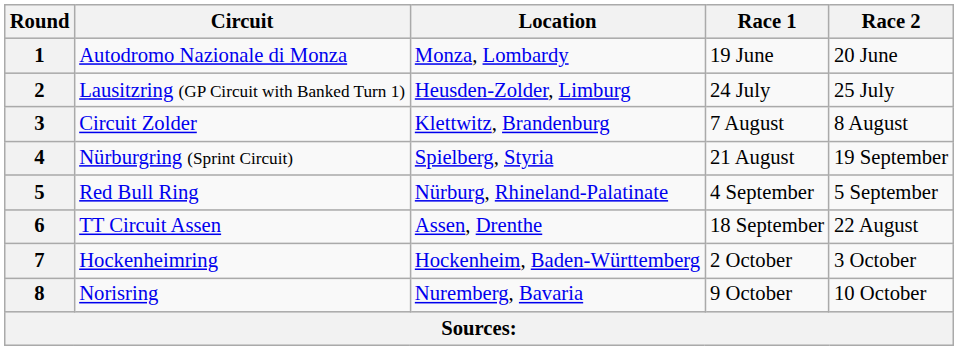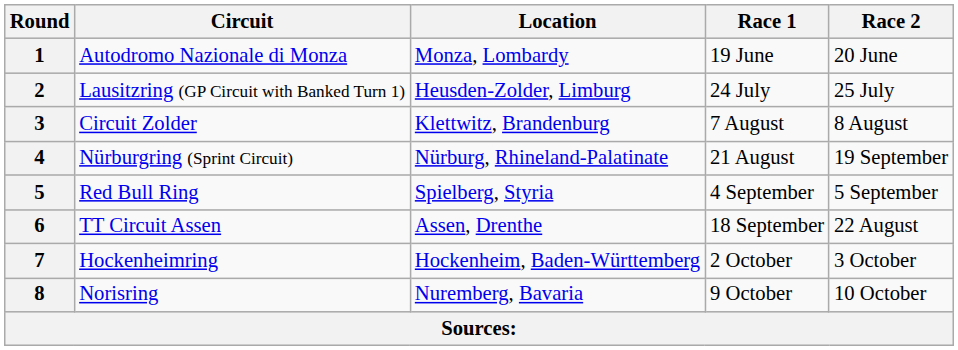(484, 157) Spielberg, Styria -> (541, 157) Nürburg, Rhineland-Palatinate
(541, 191) Nürburg, Rhineland-Palatinate -> (484, 191) Spielberg, Styria
